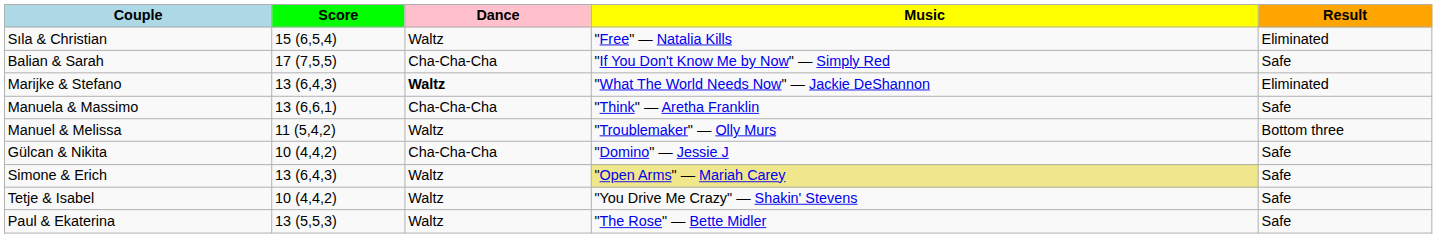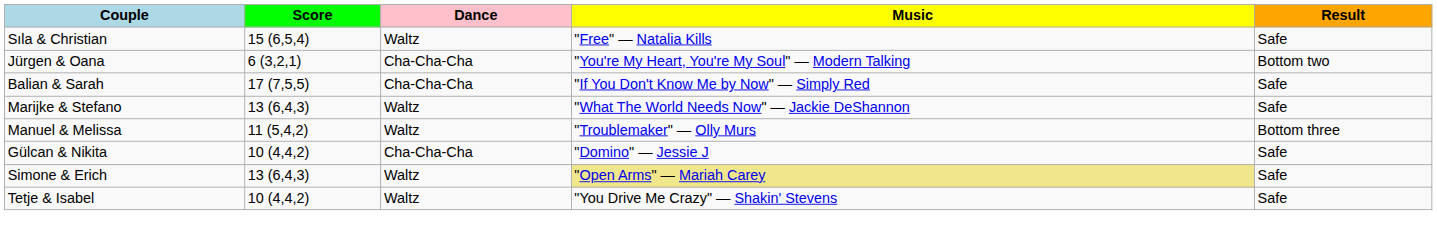(1295, 38) Eliminated -> (1272, 38) Safe
+ row: (56, 61)
(427, 84) bold -> (402, 107) normal
(1295, 84) Eliminated -> (1272, 107) Safe
- row: (73, 107)
- row: (61, 221)
